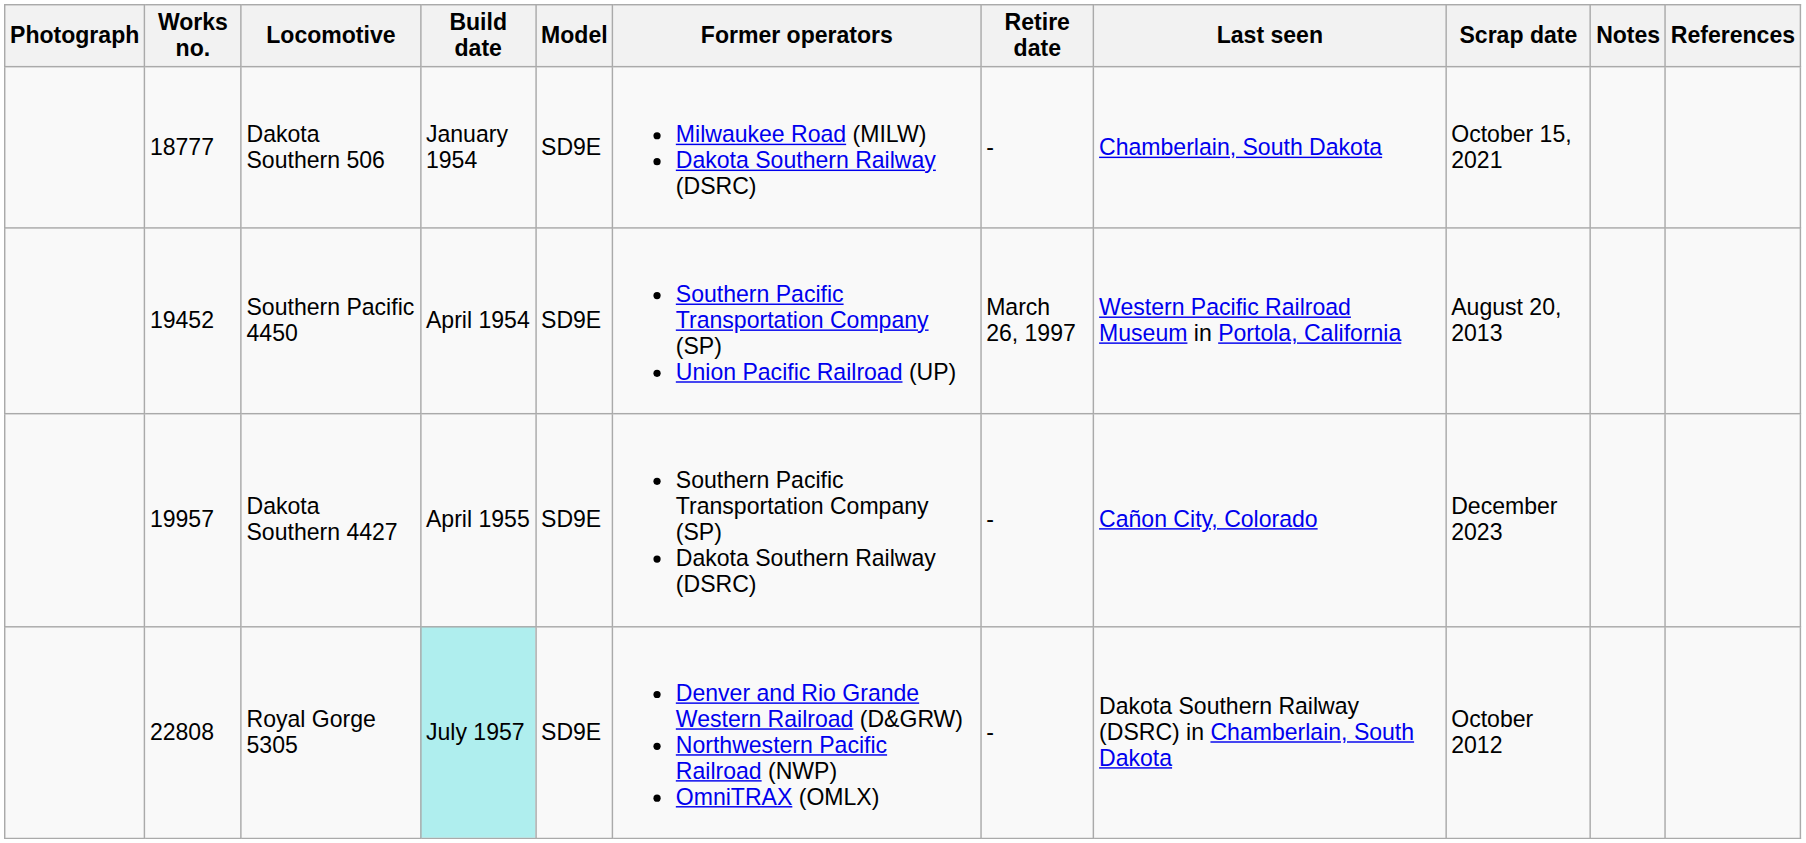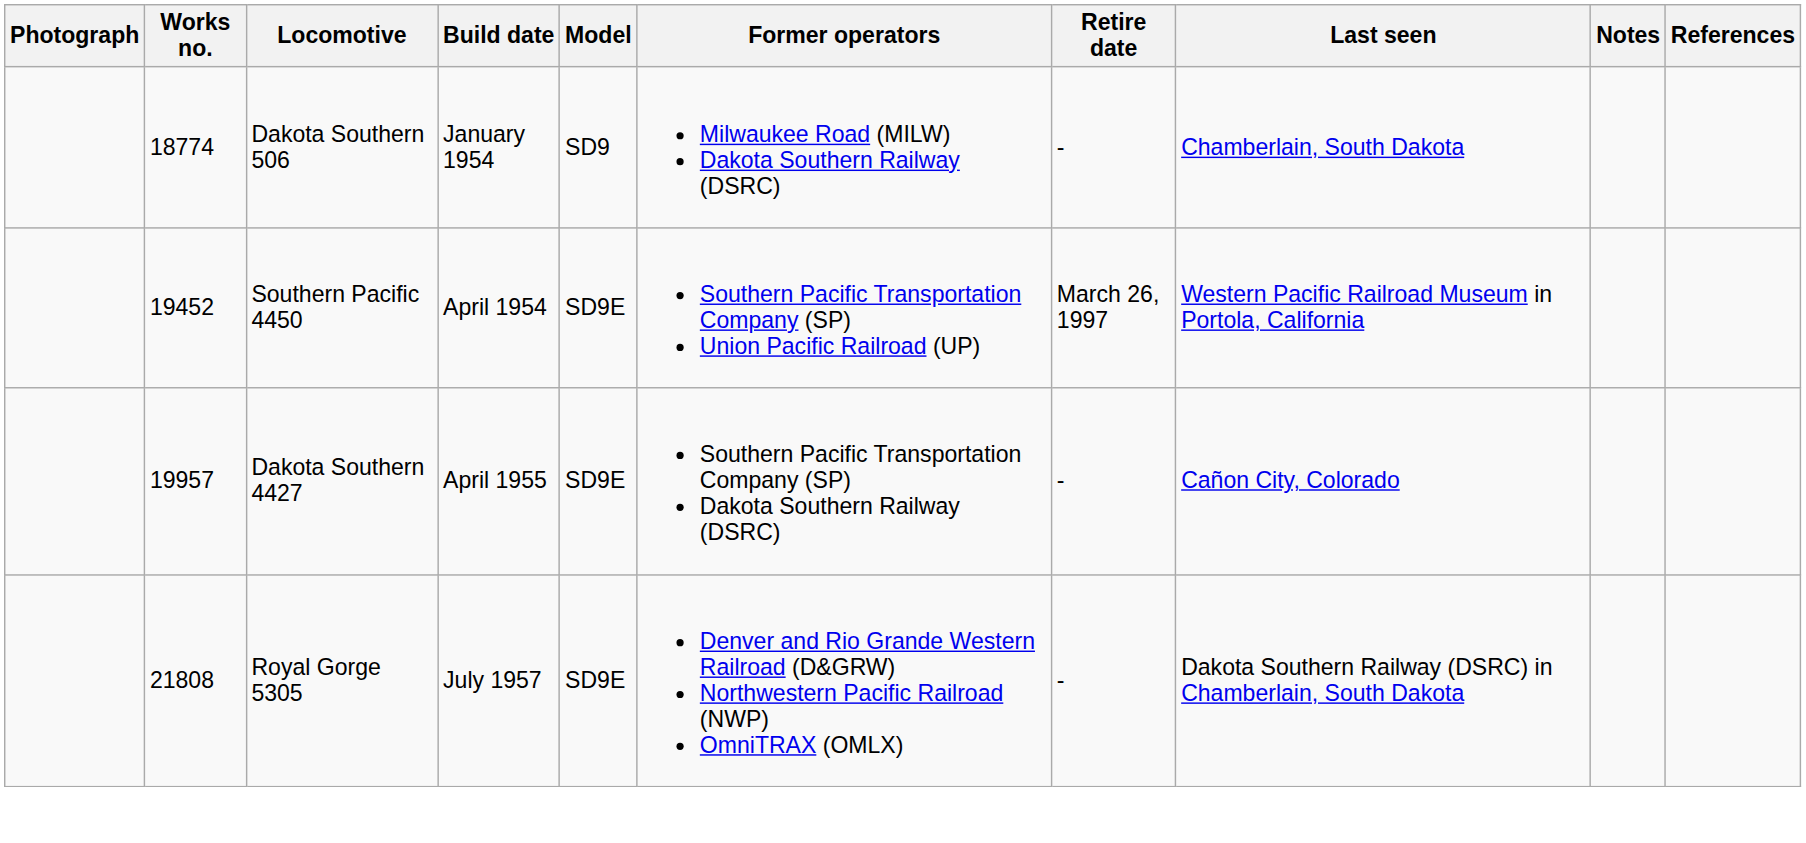- column: (1518, 35)
(182, 147) 18777 -> (182, 147) 18774
(571, 147) SD9E -> (587, 147) SD9
(182, 731) 22808 -> (182, 680) 21808
(475, 731) paleturquoise background -> (492, 680) no background
